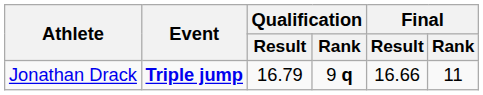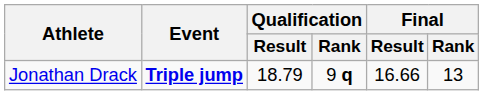(280, 76) 16.79 -> (280, 76) 18.79
(453, 76) 11 -> (453, 76) 13
